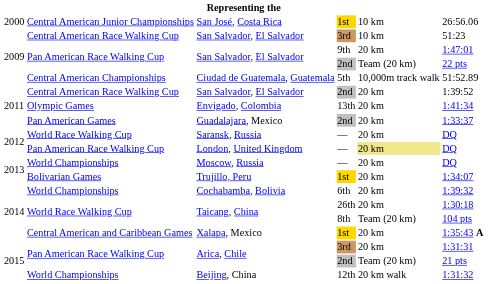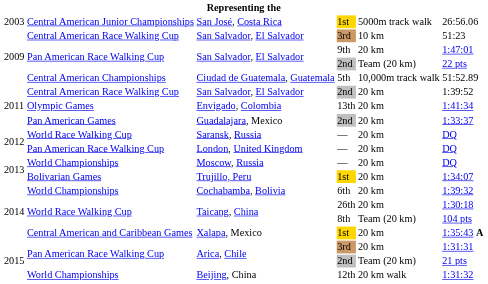(14, 21) 2000 -> (14, 21) 2003
(371, 21) 10 km -> (395, 21) 5000m track walk
(371, 148) khaki background -> (371, 148) no background
